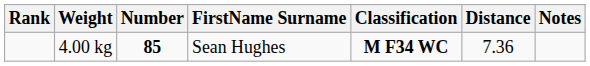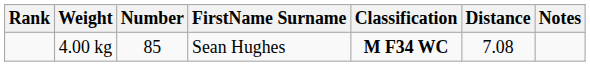(152, 46) bold -> (152, 46) normal
(498, 46) 7.36 -> (498, 46) 7.08
